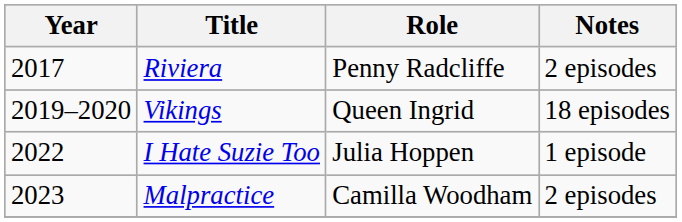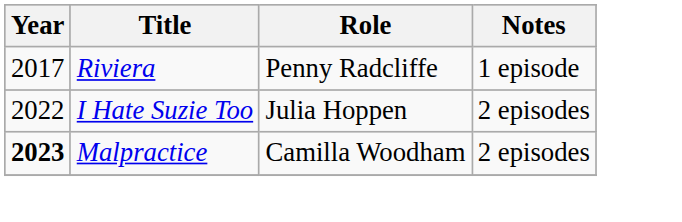(601, 68) 2 episodes -> (529, 68) 1 episode
- row: (183, 110)
(595, 152) 1 episode -> (534, 110) 2 episodes
(38, 195) normal -> (38, 152) bold
